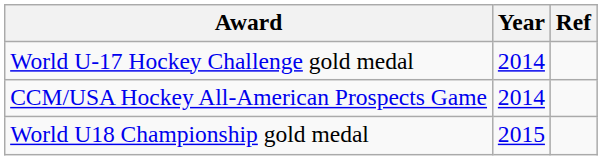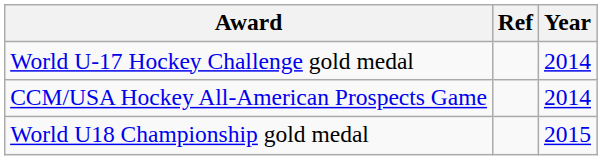columns swapped: (521, 23) <-> (573, 23)
